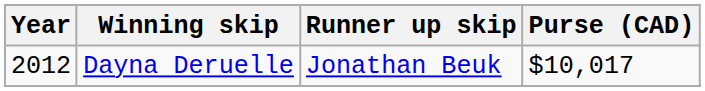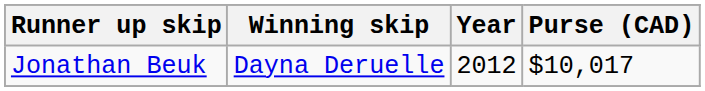columns swapped: (41, 25) <-> (411, 25)
